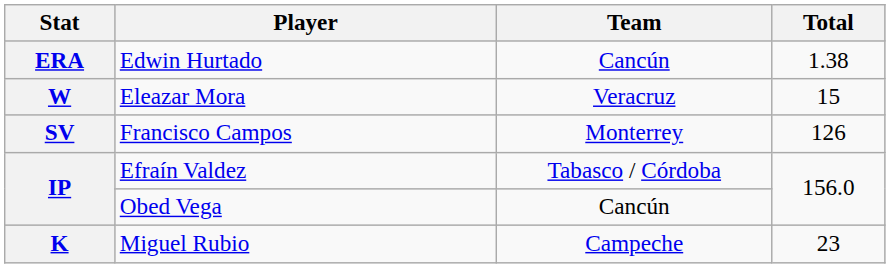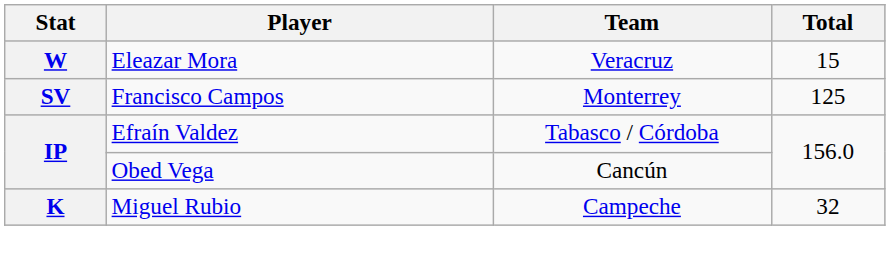- row: (191, 59)
(828, 133) 126 -> (828, 96) 125
(828, 243) 23 -> (828, 206) 32
